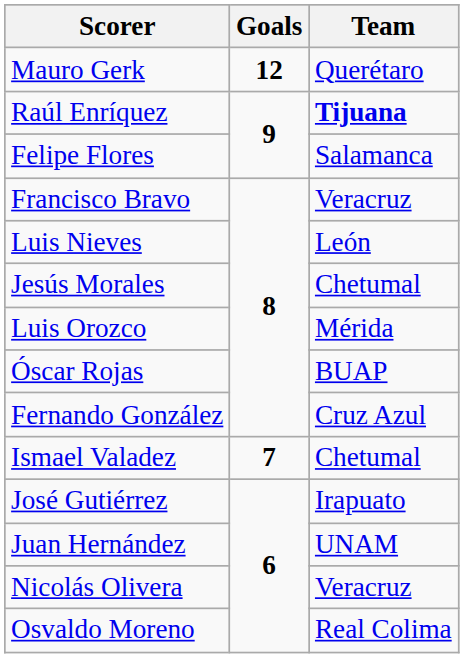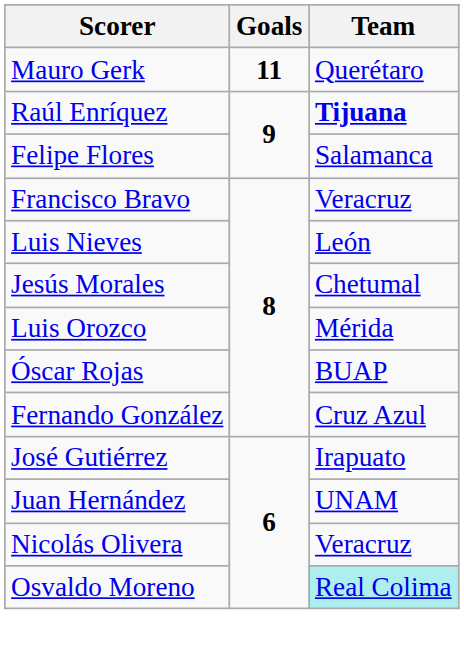(269, 69) 12 -> (269, 69) 11
- row: (94, 457)
(383, 629) no background -> (383, 586) paleturquoise background
